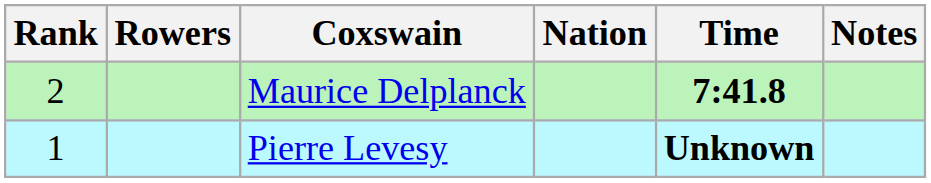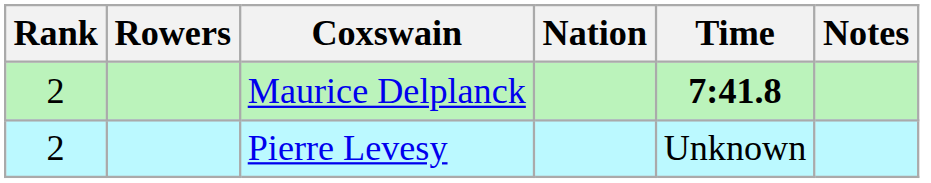(56, 147) 1 -> (56, 147) 2
(739, 147) bold -> (735, 147) normal
